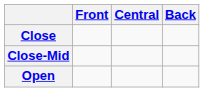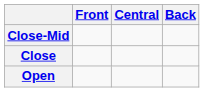rows swapped: (38, 35) <-> (38, 55)
